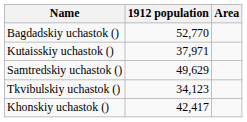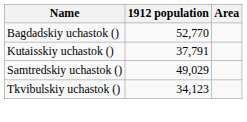(193, 51) 37,971 -> (193, 51) 37,791
(193, 70) 49,629 -> (193, 70) 49,029
- row: (58, 107)
